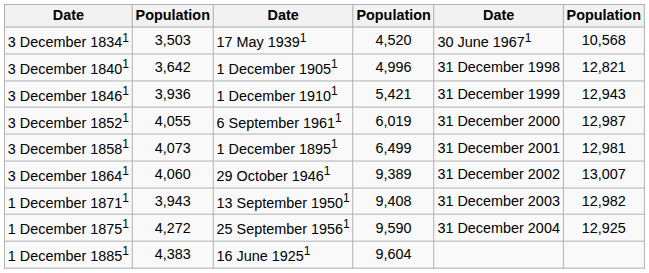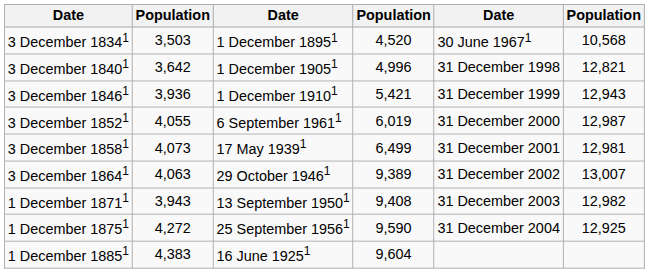(262, 40) 17 May 19391 -> (277, 40) 1 December 18951
(277, 147) 1 December 18951 -> (262, 147) 17 May 19391
(173, 174) 4,060 -> (173, 174) 4,063
